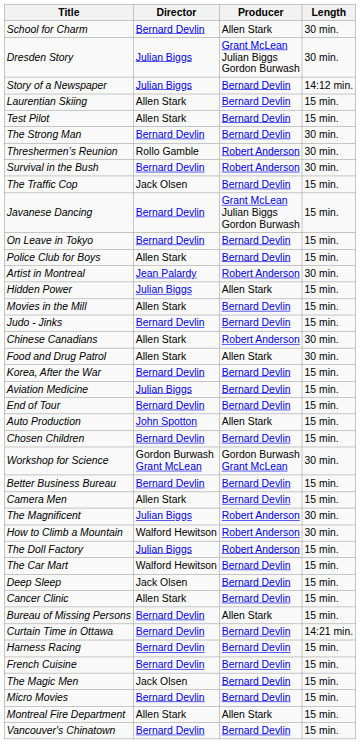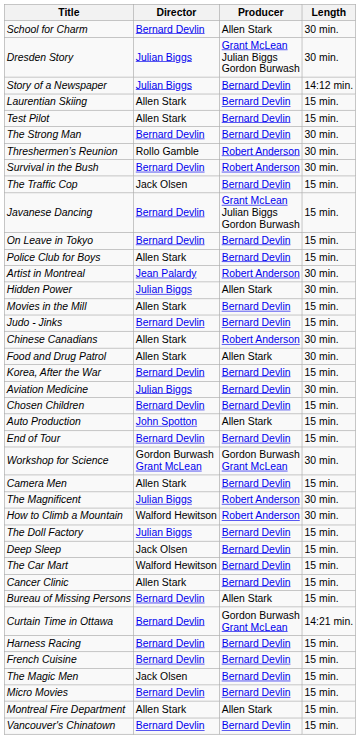(322, 290) 15 min. -> (322, 290) 30 min.
(322, 389) 15 min. -> (322, 389) 30 min.
rows swapped: (33, 405) <-> (45, 438)
- row: (61, 483)
(261, 549) Robert Anderson -> (256, 533) Bernard Devlin
rows swapped: (34, 582) <-> (37, 566)
(256, 632) Bernard Devlin -> (261, 621) Gordon Burwash Grant McLean
